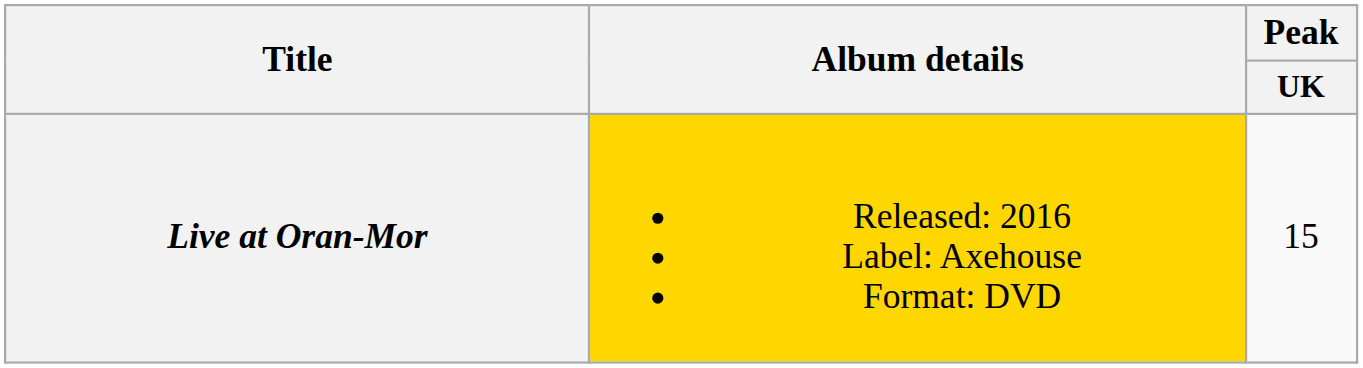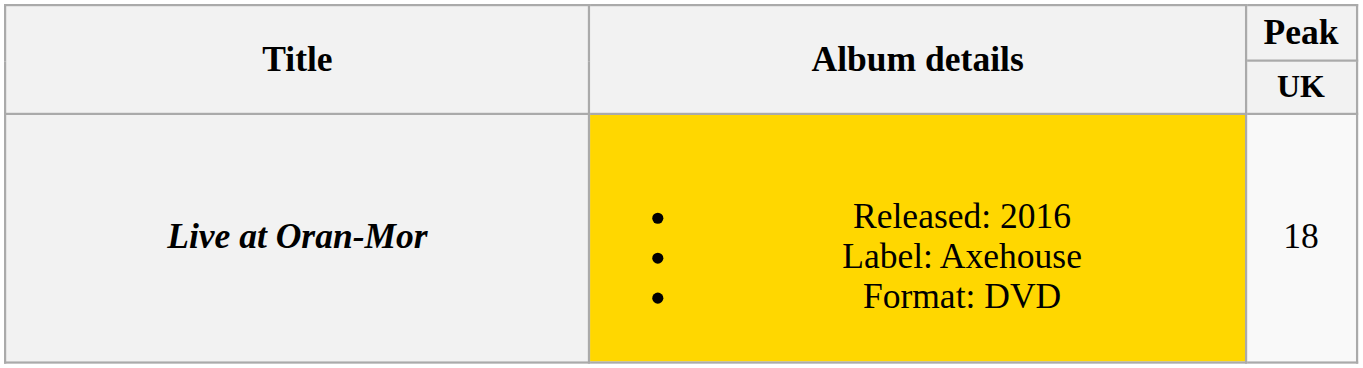(1301, 237) 15 -> (1301, 237) 18
